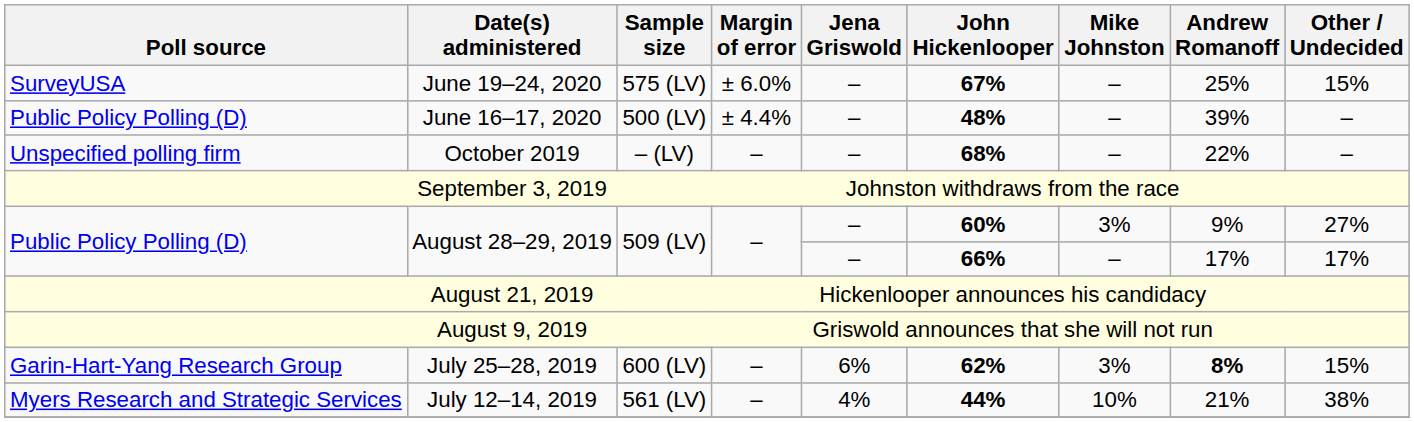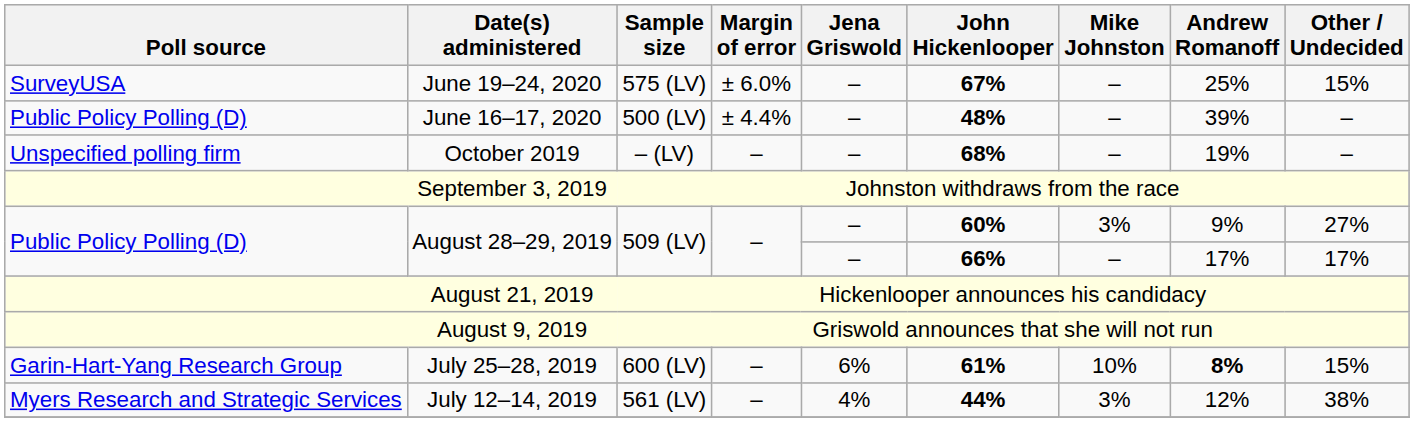(1227, 153) 22% -> (1227, 153) 19%
(983, 365) 62% -> (983, 365) 61%
(1114, 365) 3% -> (1114, 365) 10%
(1114, 400) 10% -> (1114, 400) 3%
(1227, 400) 21% -> (1227, 400) 12%
